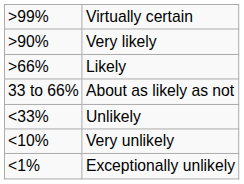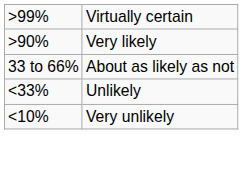- row: (106, 66)
- row: (160, 166)
